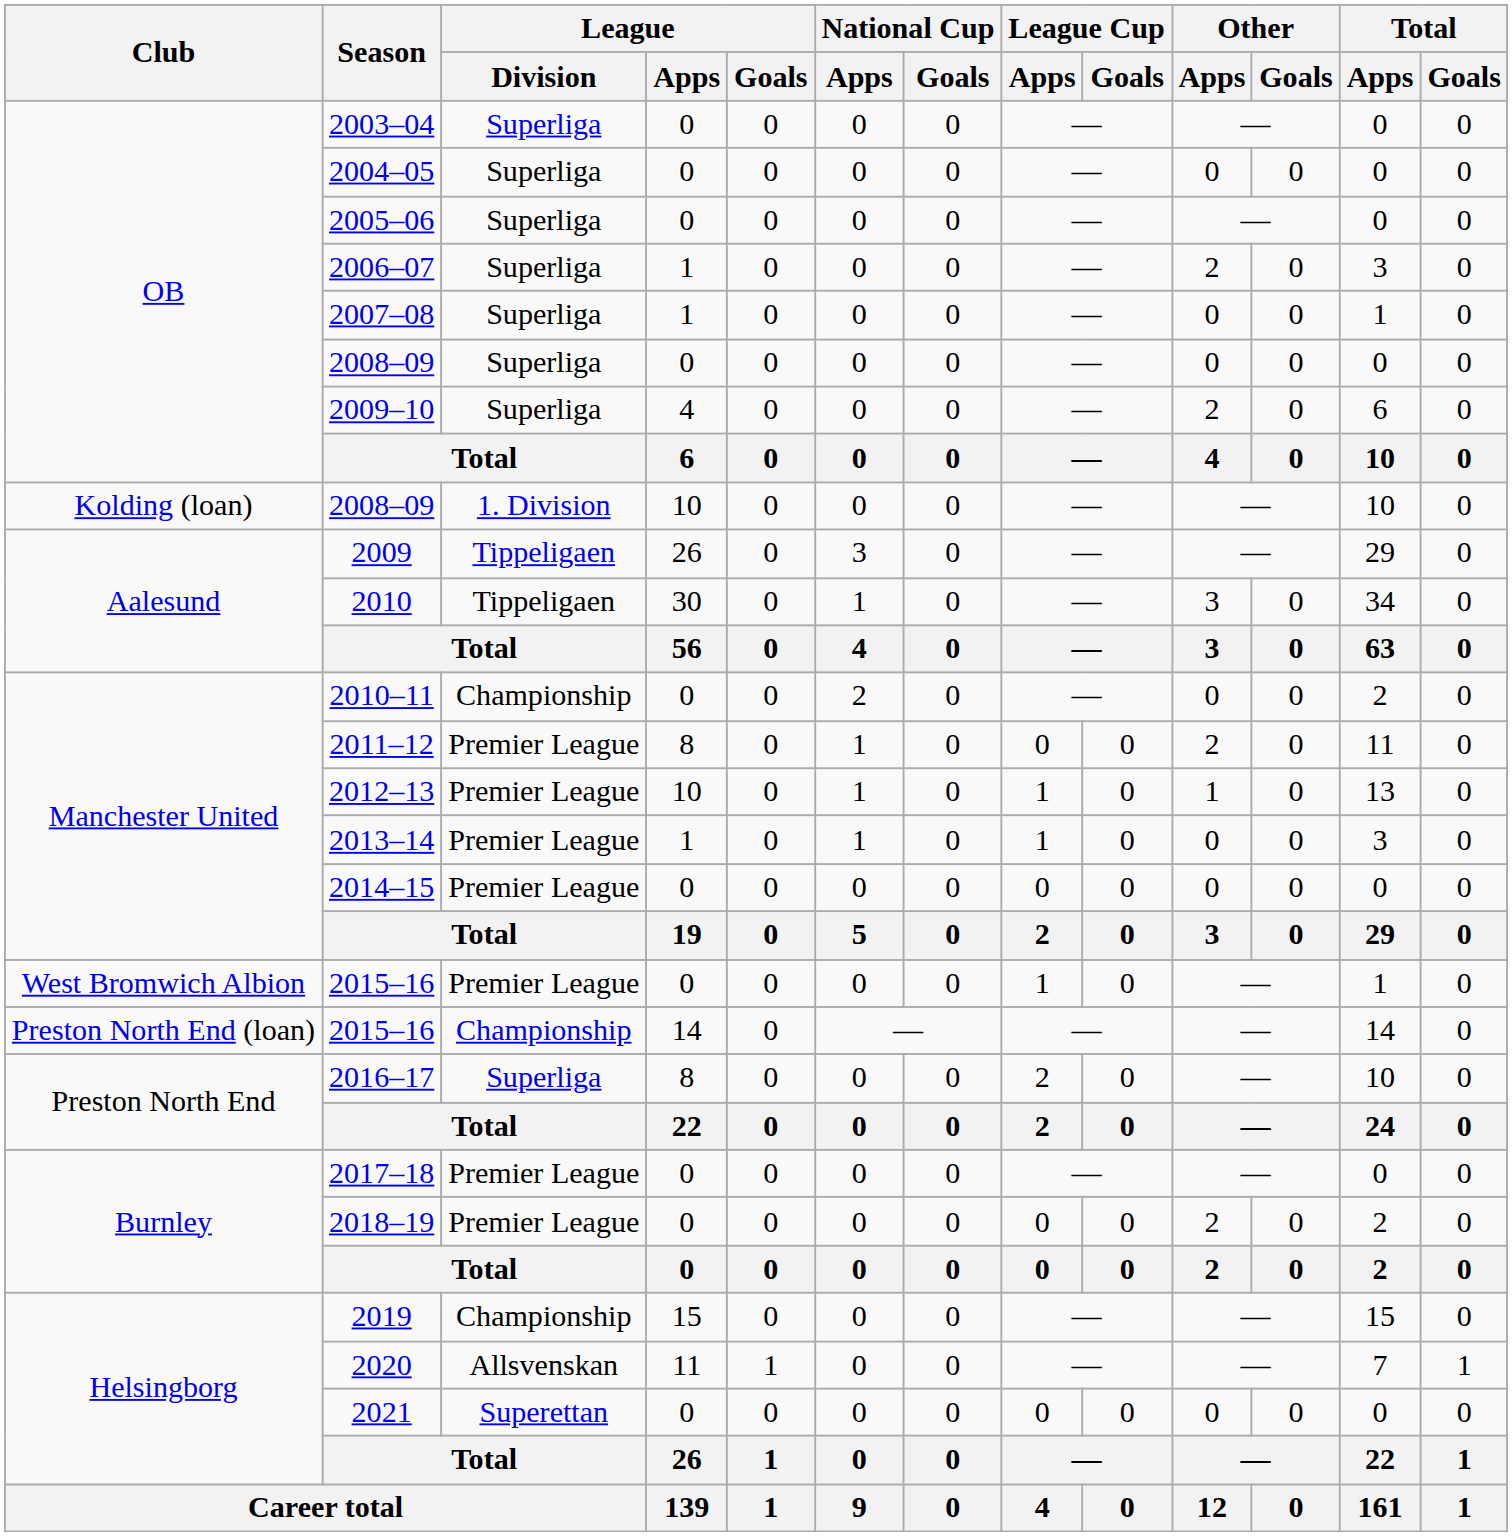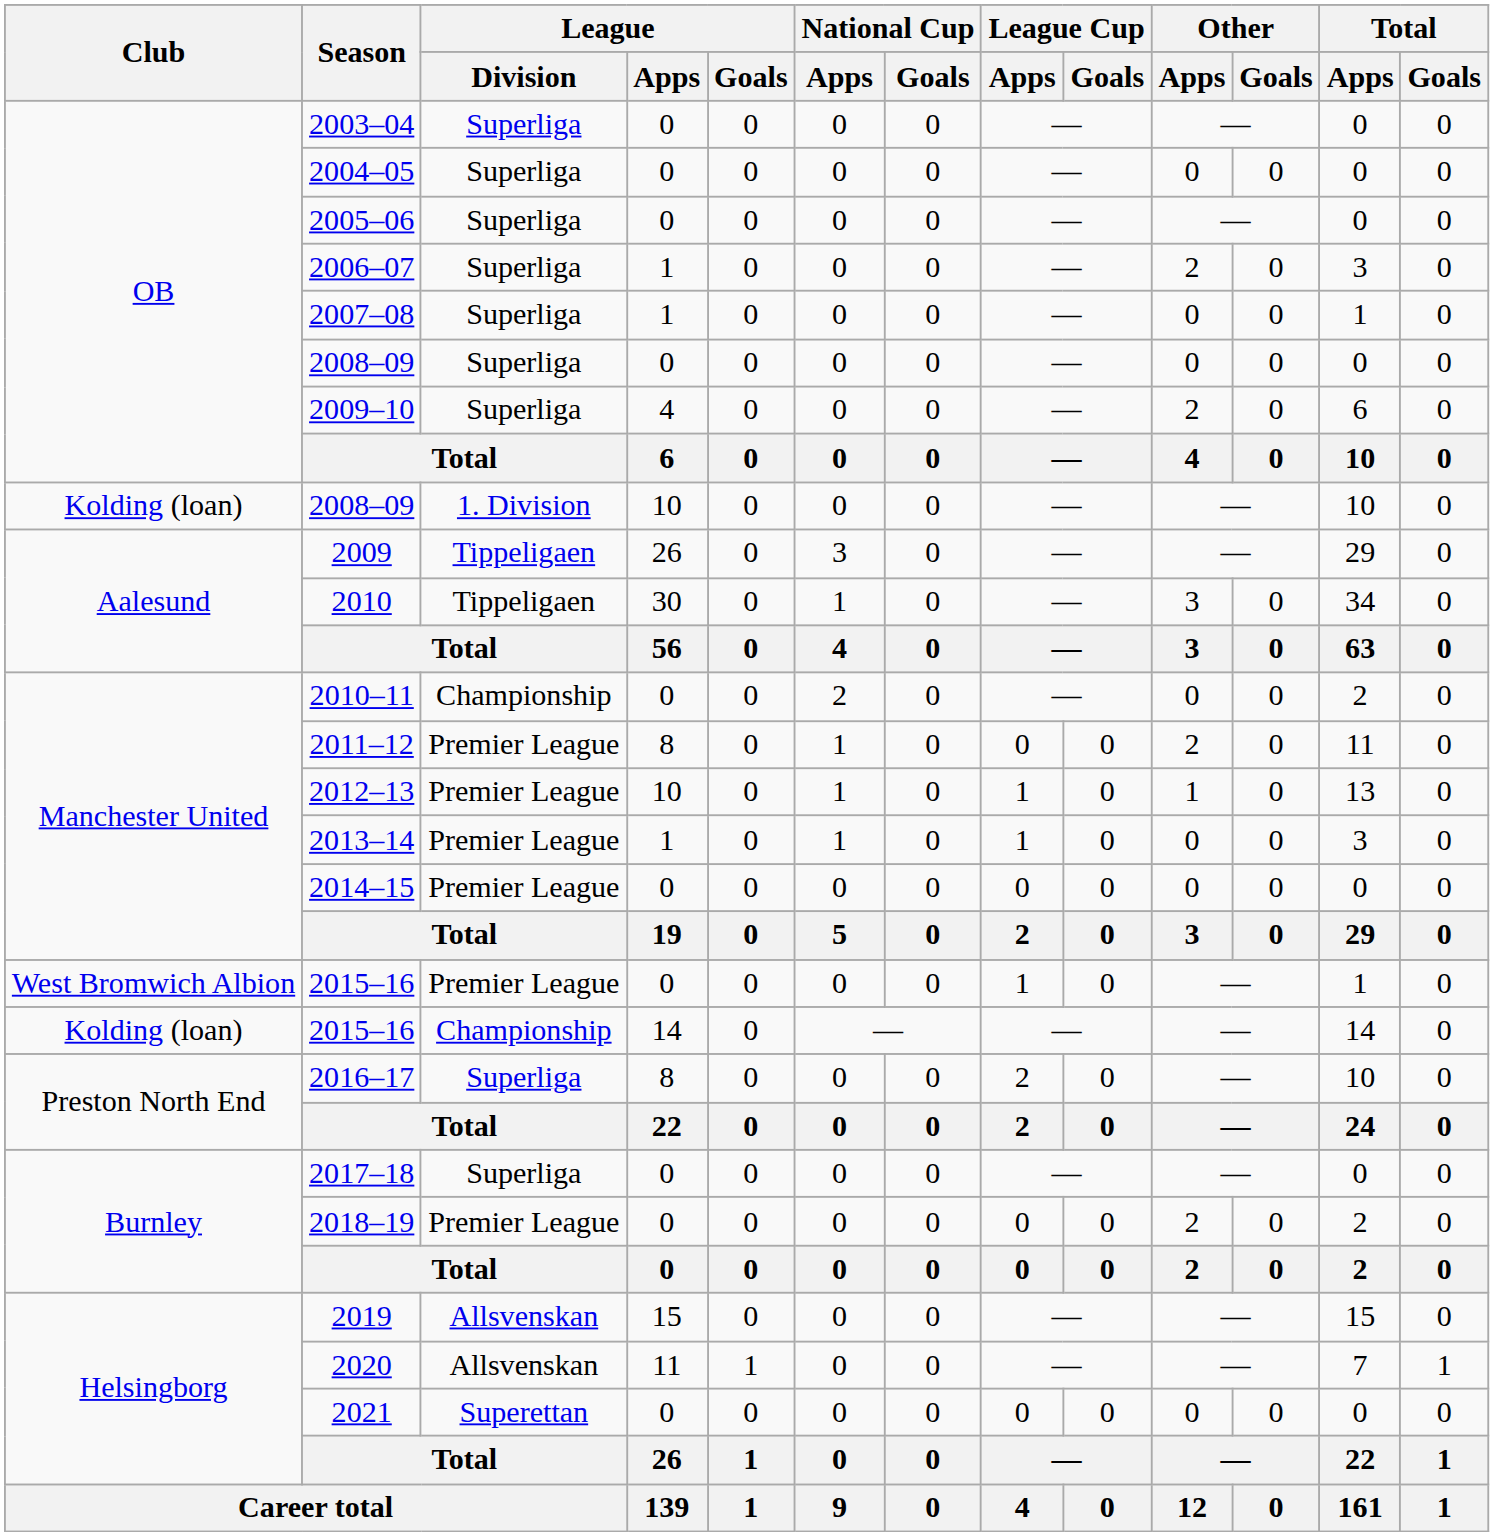(164, 1030) Preston North End (loan) -> (154, 1030) Kolding (loan)
(544, 1173) Premier League -> (524, 1173) Superliga
(544, 1316) Championship -> (524, 1316) Allsvenskan
